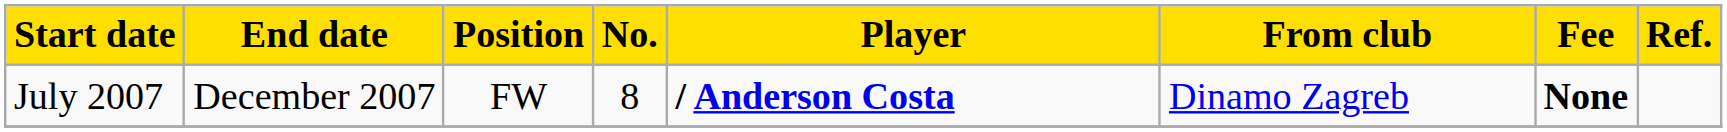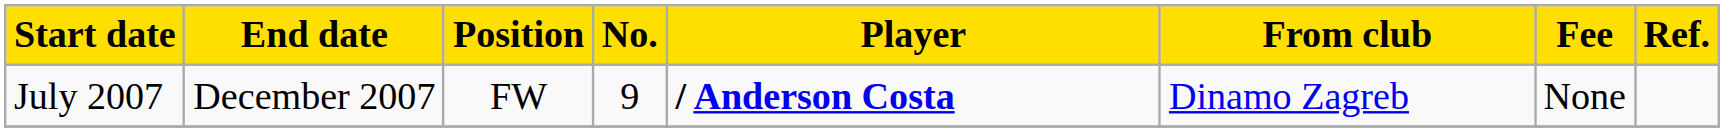(630, 95) 8 -> (630, 95) 9
(1586, 95) bold -> (1585, 95) normal
